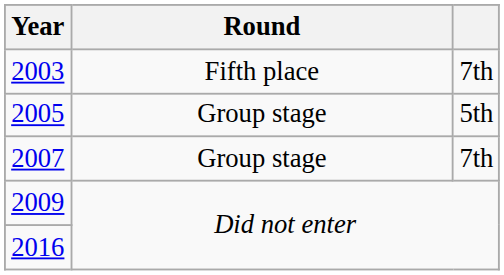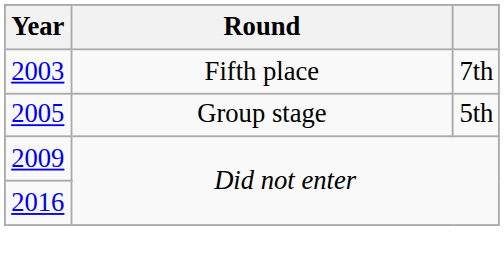- row: (38, 158)
